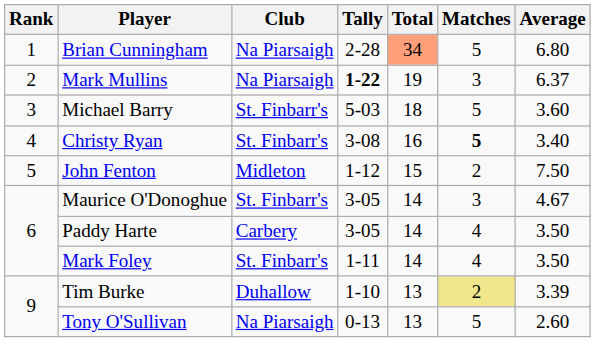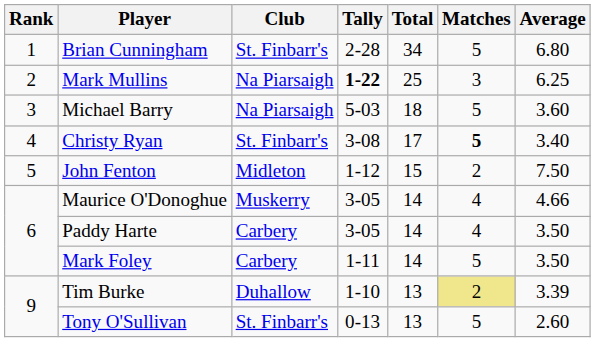(285, 49) Na Piarsaigh -> (282, 49) St. Finbarr's
(412, 49) lightsalmon background -> (412, 49) no background
(412, 79) 19 -> (412, 79) 25
(553, 79) 6.37 -> (553, 79) 6.25
(282, 110) St. Finbarr's -> (285, 110) Na Piarsaigh
(412, 140) 16 -> (412, 140) 17
(282, 200) St. Finbarr's -> (273, 200) Muskerry
(476, 200) 3 -> (476, 200) 4
(553, 200) 4.67 -> (553, 200) 4.66
(282, 261) St. Finbarr's -> (266, 261) Carbery
(476, 261) 4 -> (476, 261) 5
(285, 321) Na Piarsaigh -> (282, 321) St. Finbarr's
